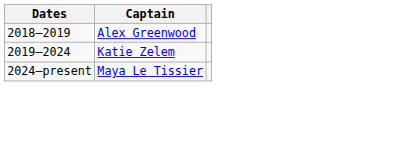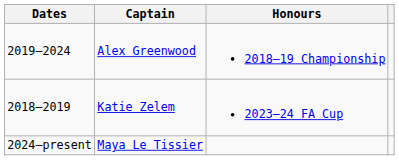+ column: (297, 14)
(39, 33) 2018–2019 -> (39, 52) 2019–2024
(39, 52) 2019–2024 -> (39, 107) 2018–2019
